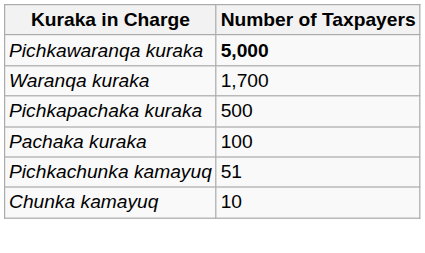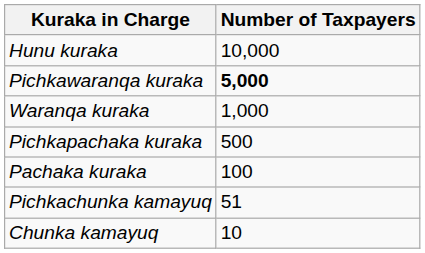+ row: (63, 50)
(245, 80) 1,700 -> (245, 111) 1,000
